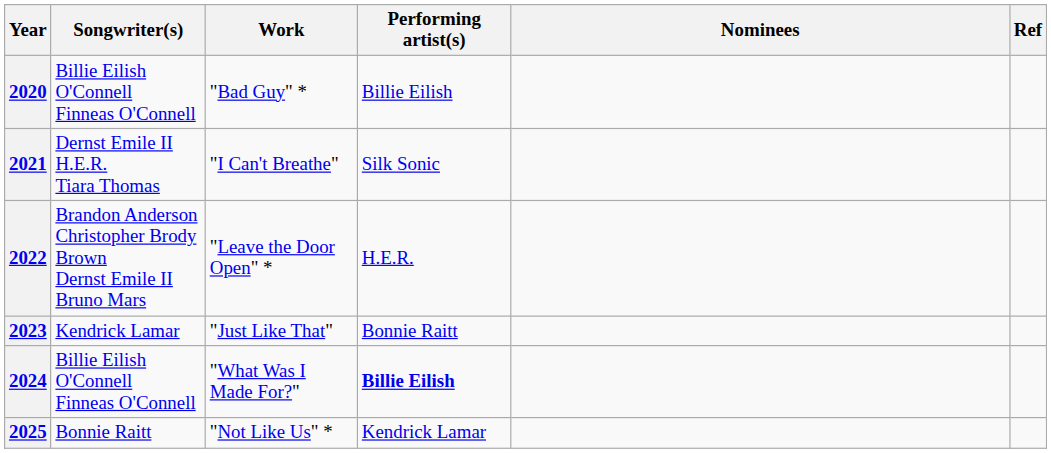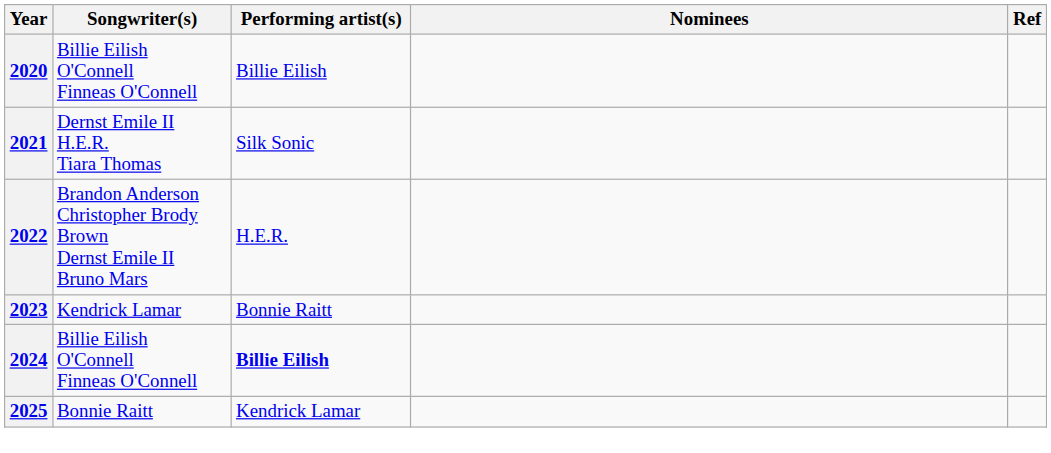- column: (281, 30)
